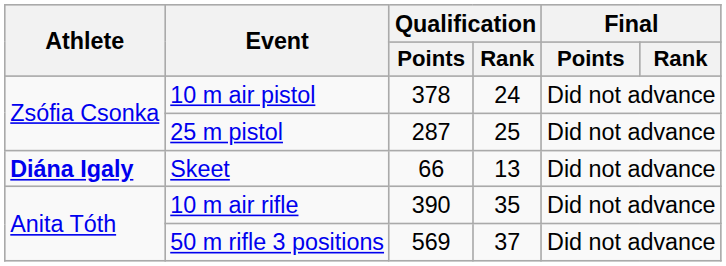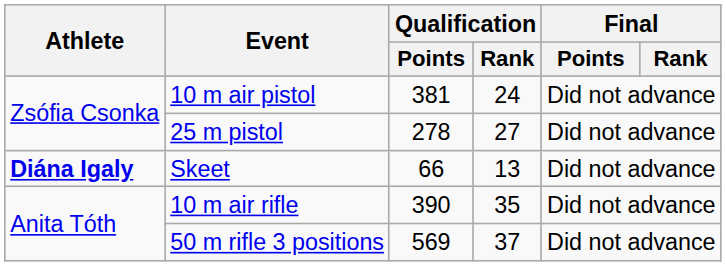(431, 95) 378 -> (431, 95) 381
(431, 132) 287 -> (431, 132) 278
(507, 132) 25 -> (507, 132) 27
